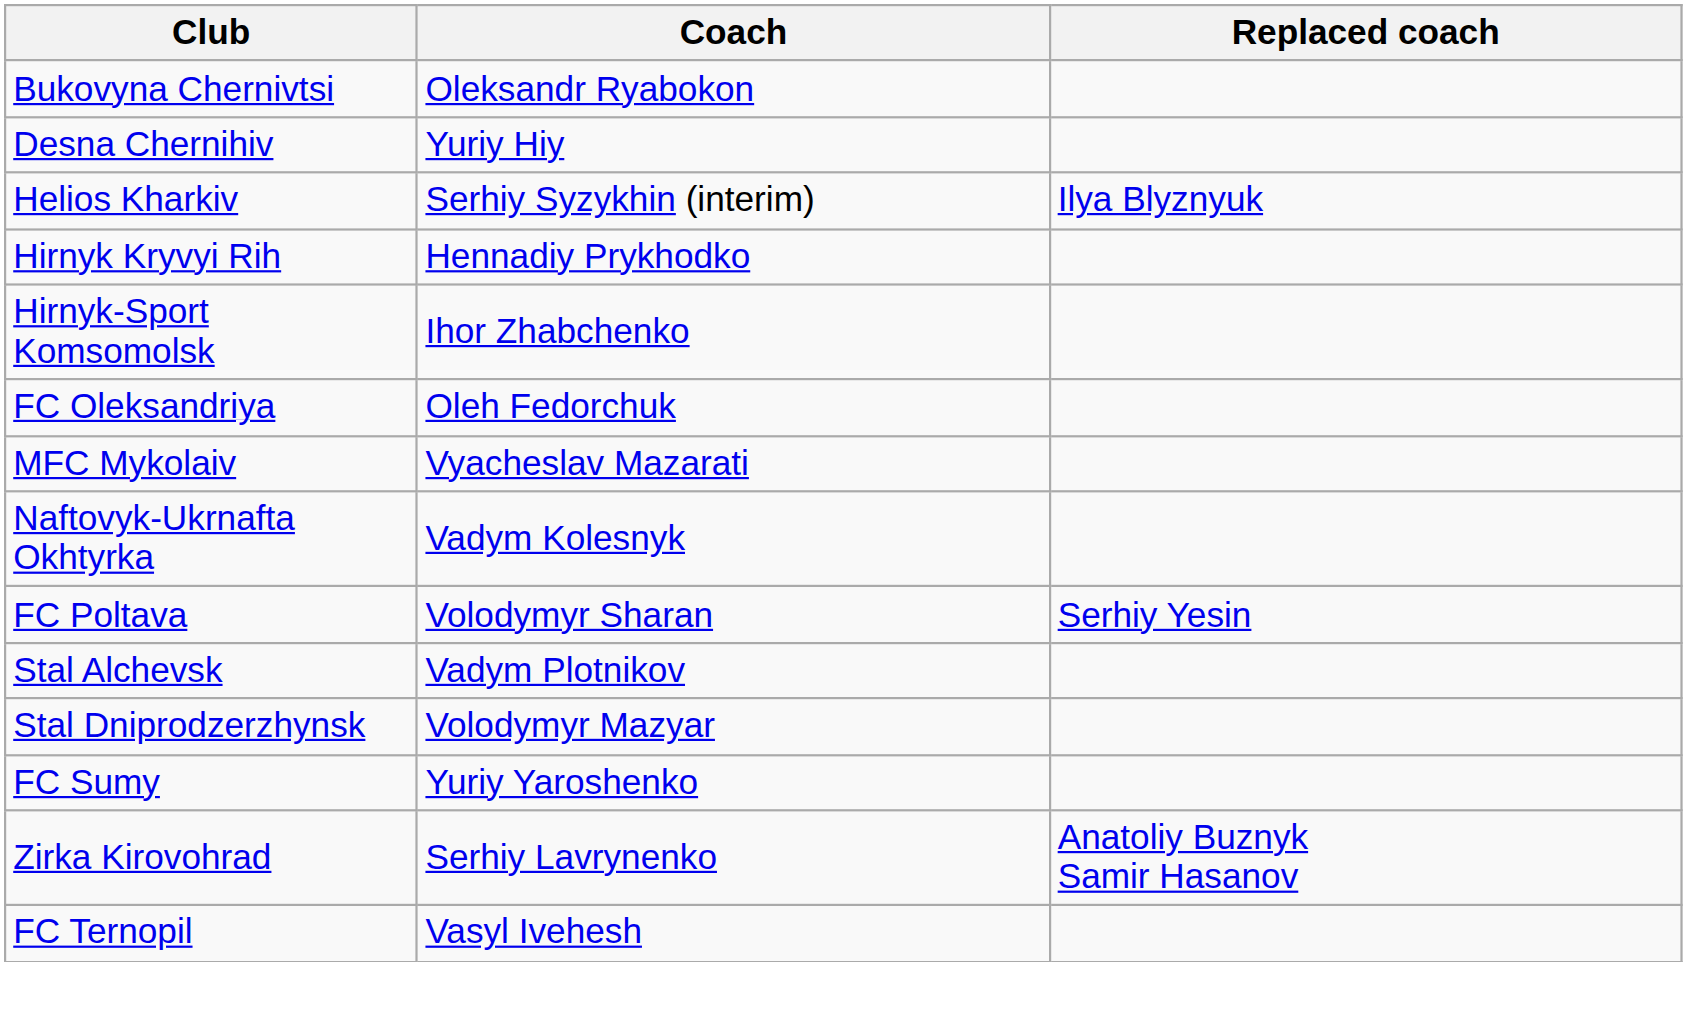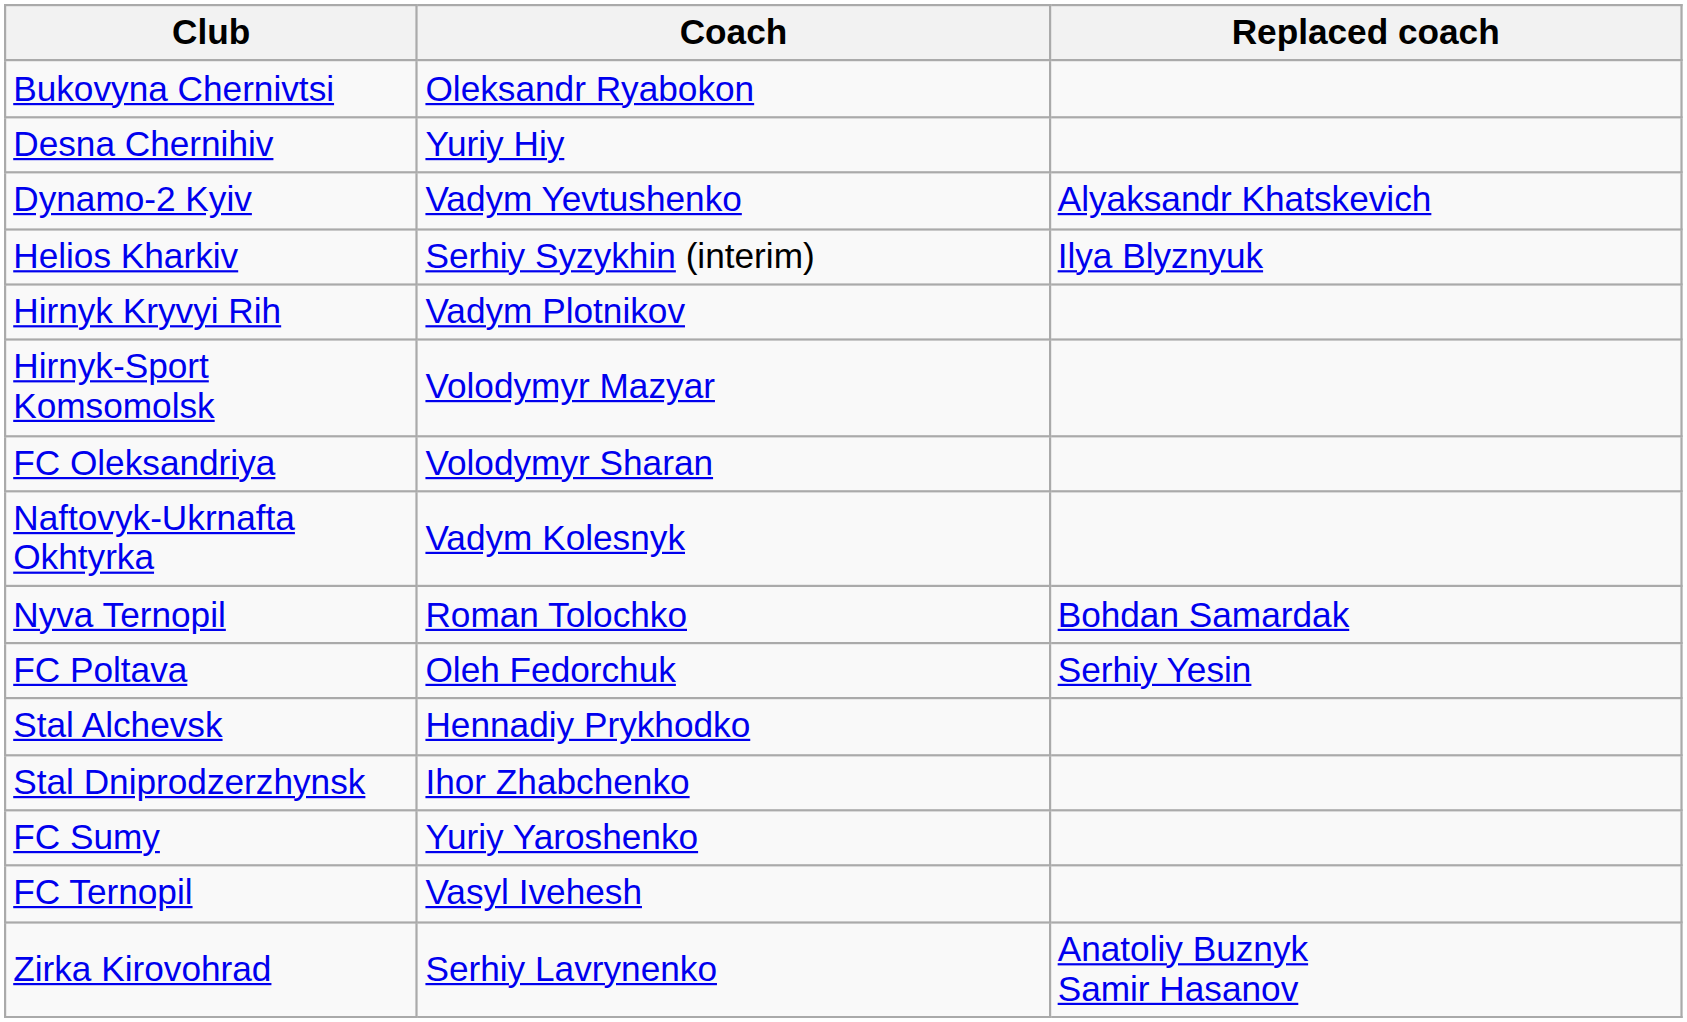+ row: (133, 199)
(588, 255) Hennadiy Prykhodko -> (555, 311) Vadym Plotnikov
(558, 331) Ihor Zhabchenko -> (570, 387) Volodymyr Mazyar
(551, 406) Oleh Fedorchuk -> (569, 462) Volodymyr Sharan
- row: (125, 462)
+ row: (120, 614)
(569, 614) Volodymyr Sharan -> (551, 669) Oleh Fedorchuk
(555, 669) Vadym Plotnikov -> (588, 725) Hennadiy Prykhodko
(570, 725) Volodymyr Mazyar -> (558, 781) Ihor Zhabchenko
rows swapped: (103, 932) <-> (142, 857)
